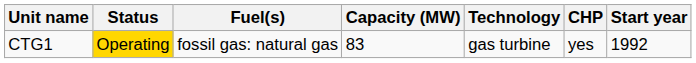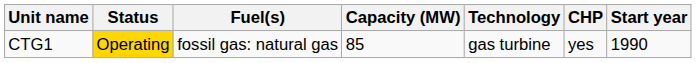(355, 44) 83 -> (355, 44) 85
(629, 44) 1992 -> (629, 44) 1990
